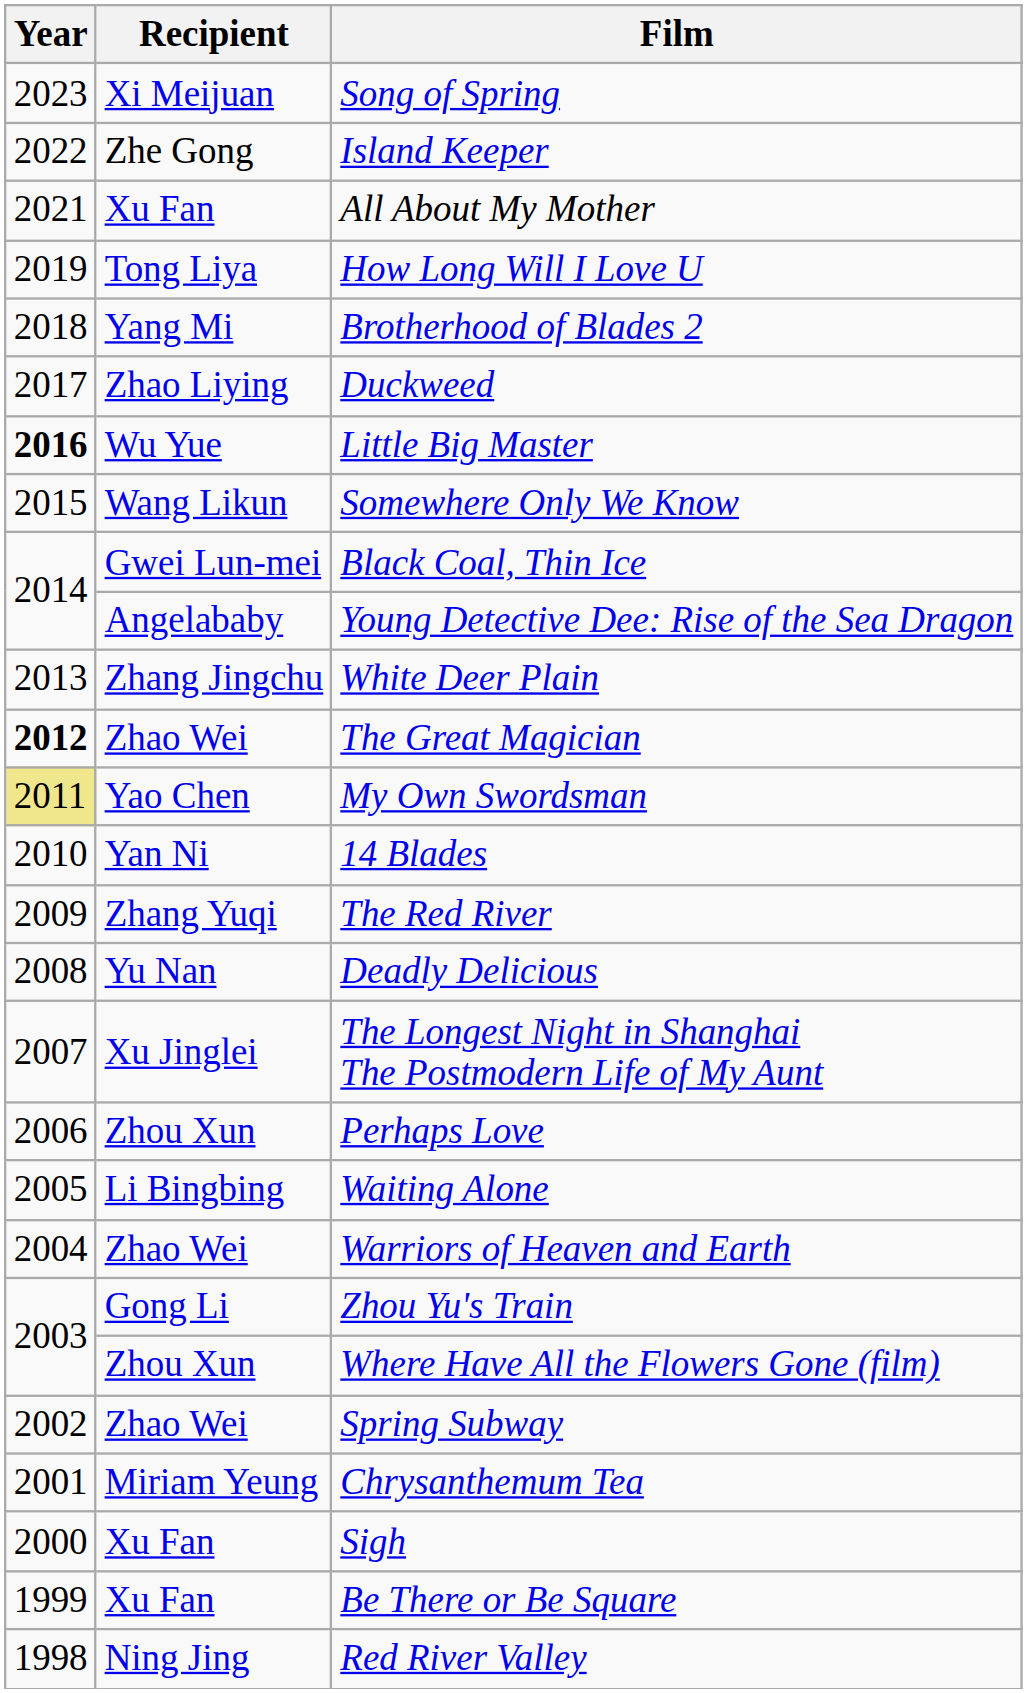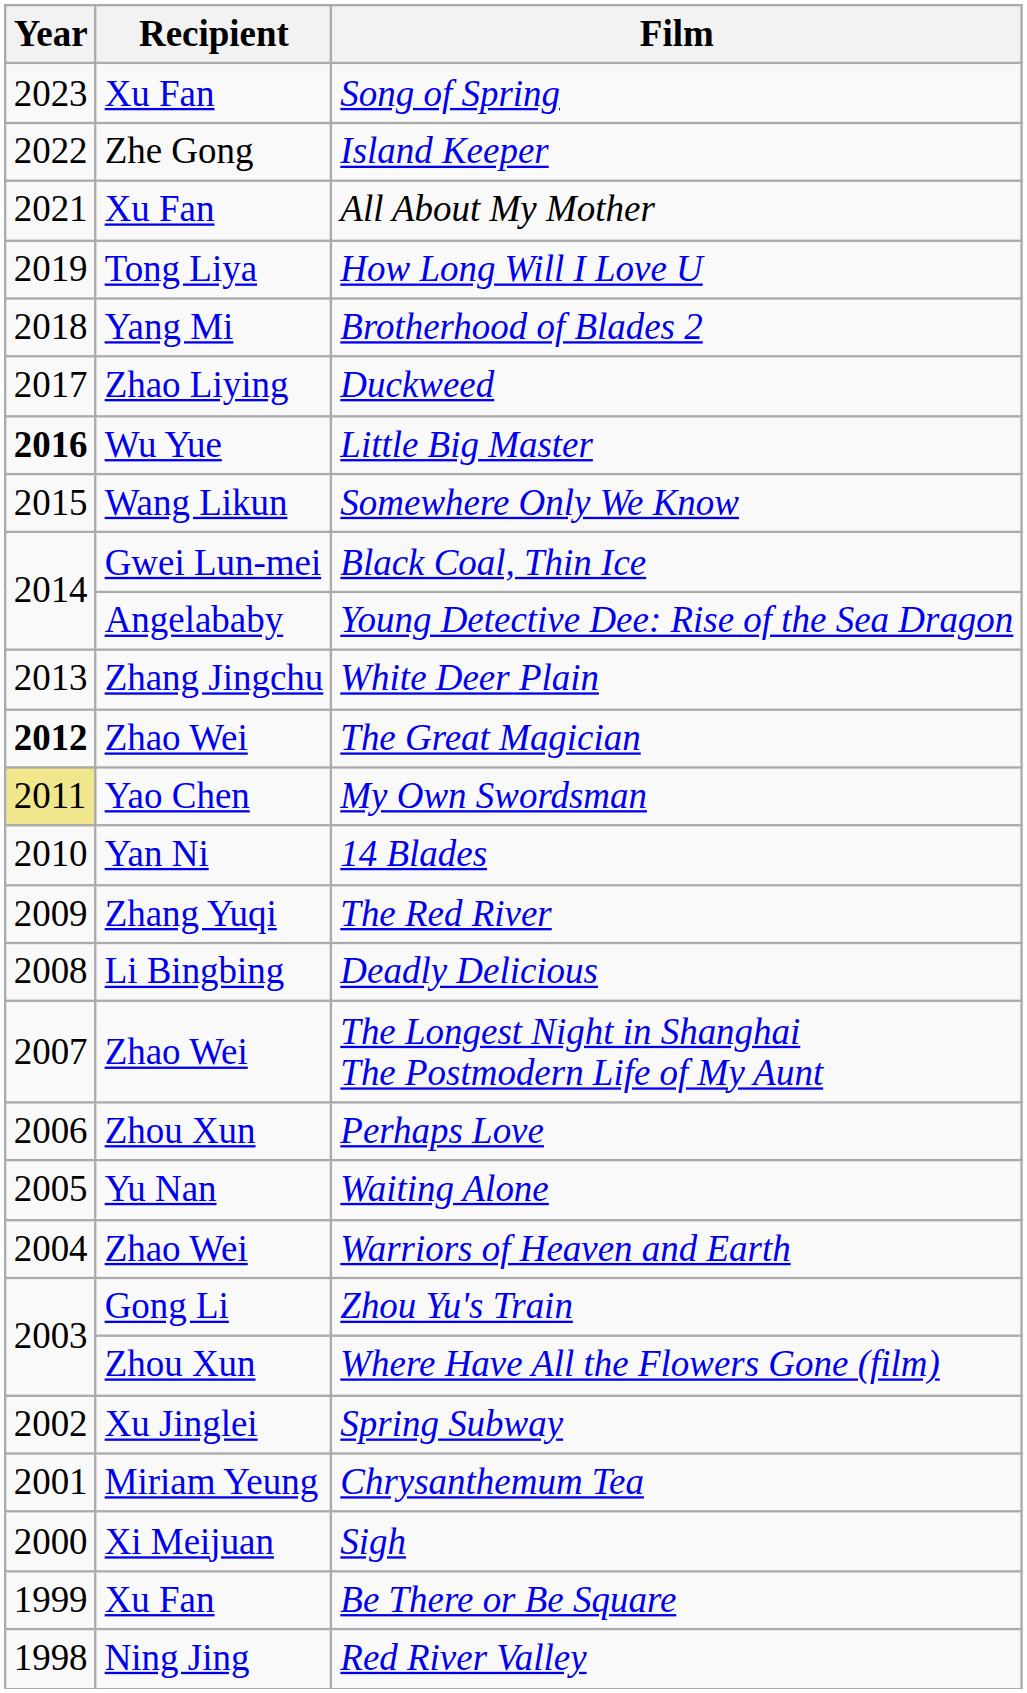(189, 92) Xi Meijuan -> (160, 92) Xu Fan
(161, 971) Yu Nan -> (194, 971) Li Bingbing
(181, 1051) Xu Jinglei -> (176, 1051) Zhao Wei
(194, 1189) Li Bingbing -> (161, 1189) Yu Nan
(176, 1423) Zhao Wei -> (181, 1423) Xu Jinglei
(160, 1540) Xu Fan -> (189, 1540) Xi Meijuan
